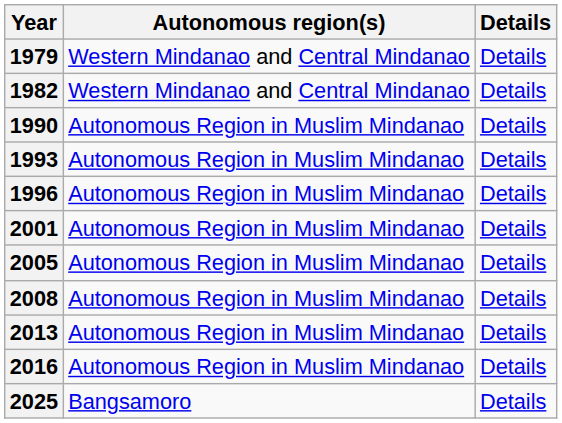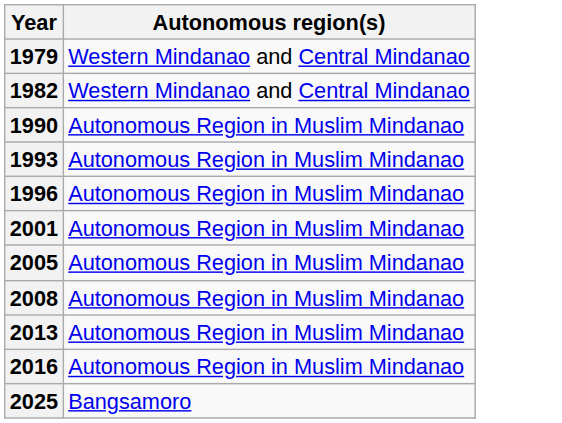- column: (516, 22)
